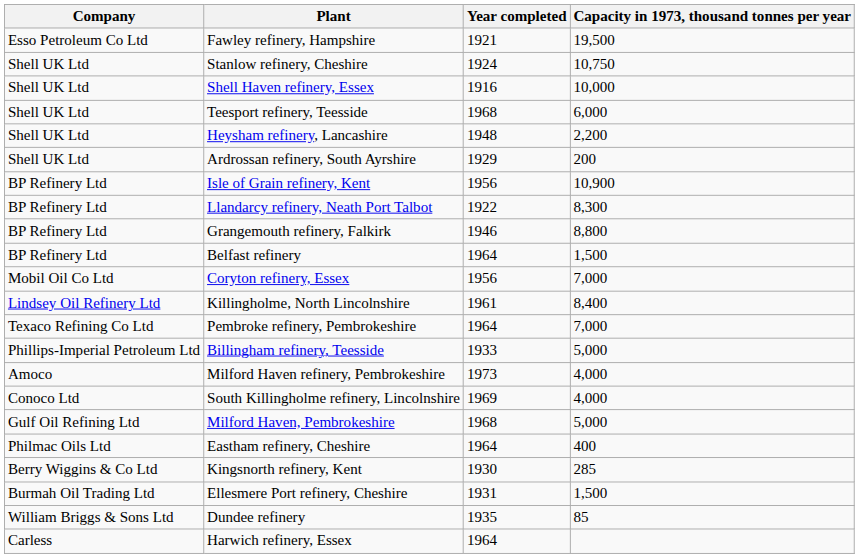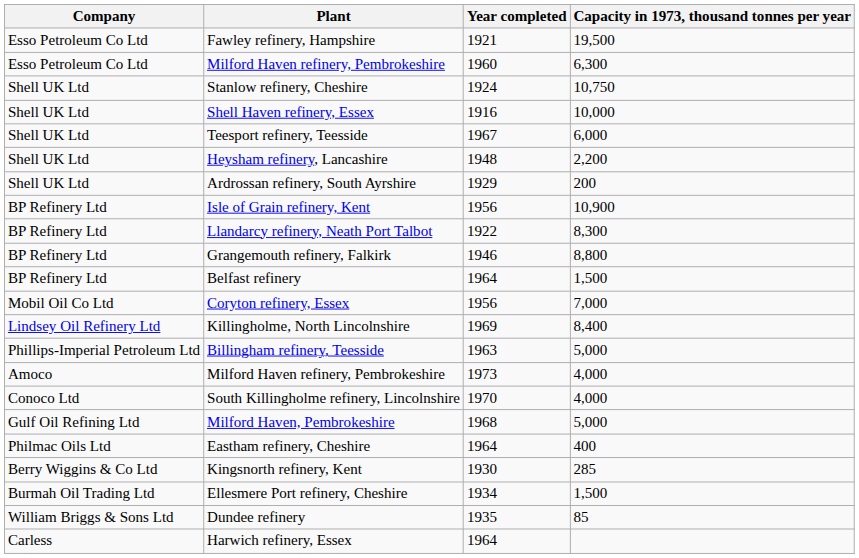+ row: (326, 64)
(482, 111) 1968 -> (482, 135) 1967
(482, 302) 1961 -> (482, 326) 1969
- row: (312, 326)
(482, 350) 1933 -> (482, 350) 1963
(482, 398) 1969 -> (482, 398) 1970
(482, 493) 1931 -> (482, 493) 1934
